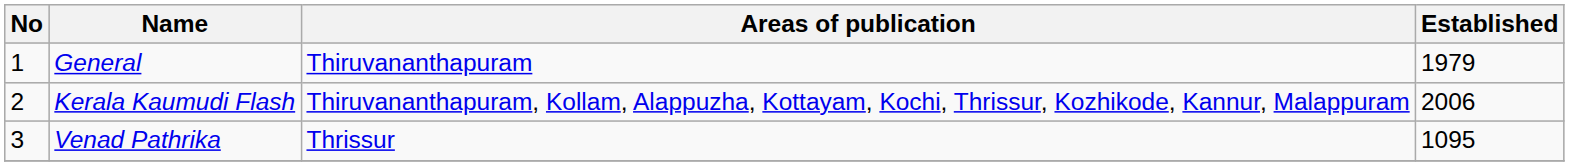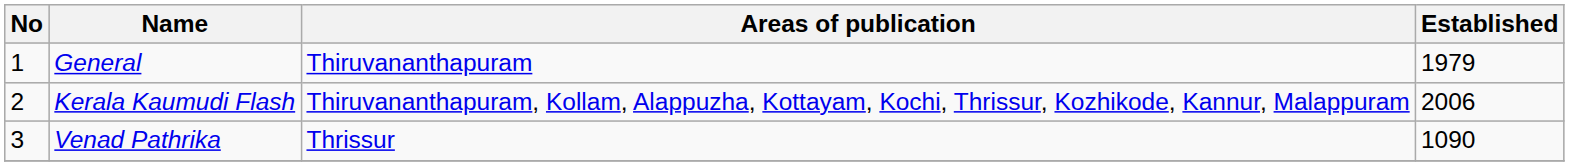(1448, 140) 1095 -> (1448, 140) 1090
